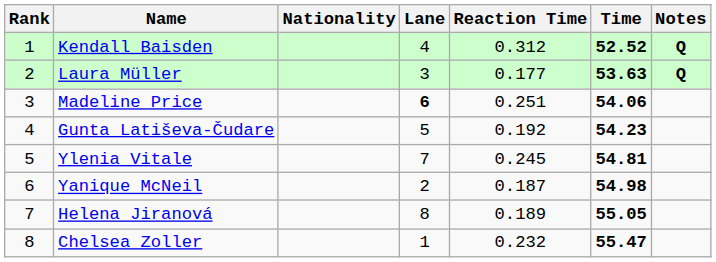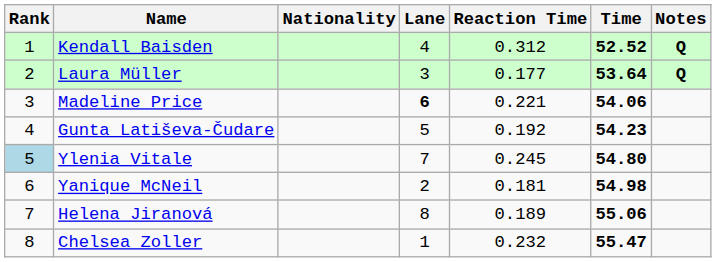(621, 75) 53.63 -> (621, 75) 53.64
(520, 103) 0.251 -> (520, 103) 0.221
(29, 158) no background -> (29, 158) lightblue background
(621, 158) 54.81 -> (621, 158) 54.80
(520, 186) 0.187 -> (520, 186) 0.181
(621, 214) 55.05 -> (621, 214) 55.06
